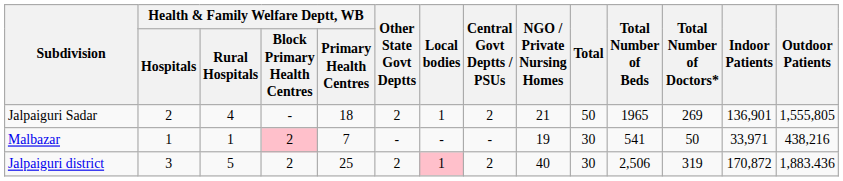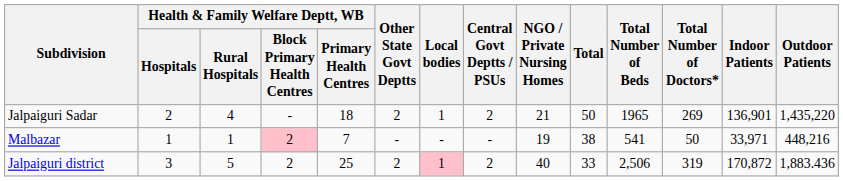(807, 115) 1,555,805 -> (807, 115) 1,435,220
(588, 139) 30 -> (588, 139) 38
(807, 139) 438,216 -> (807, 139) 448,216
(588, 163) 30 -> (588, 163) 33
